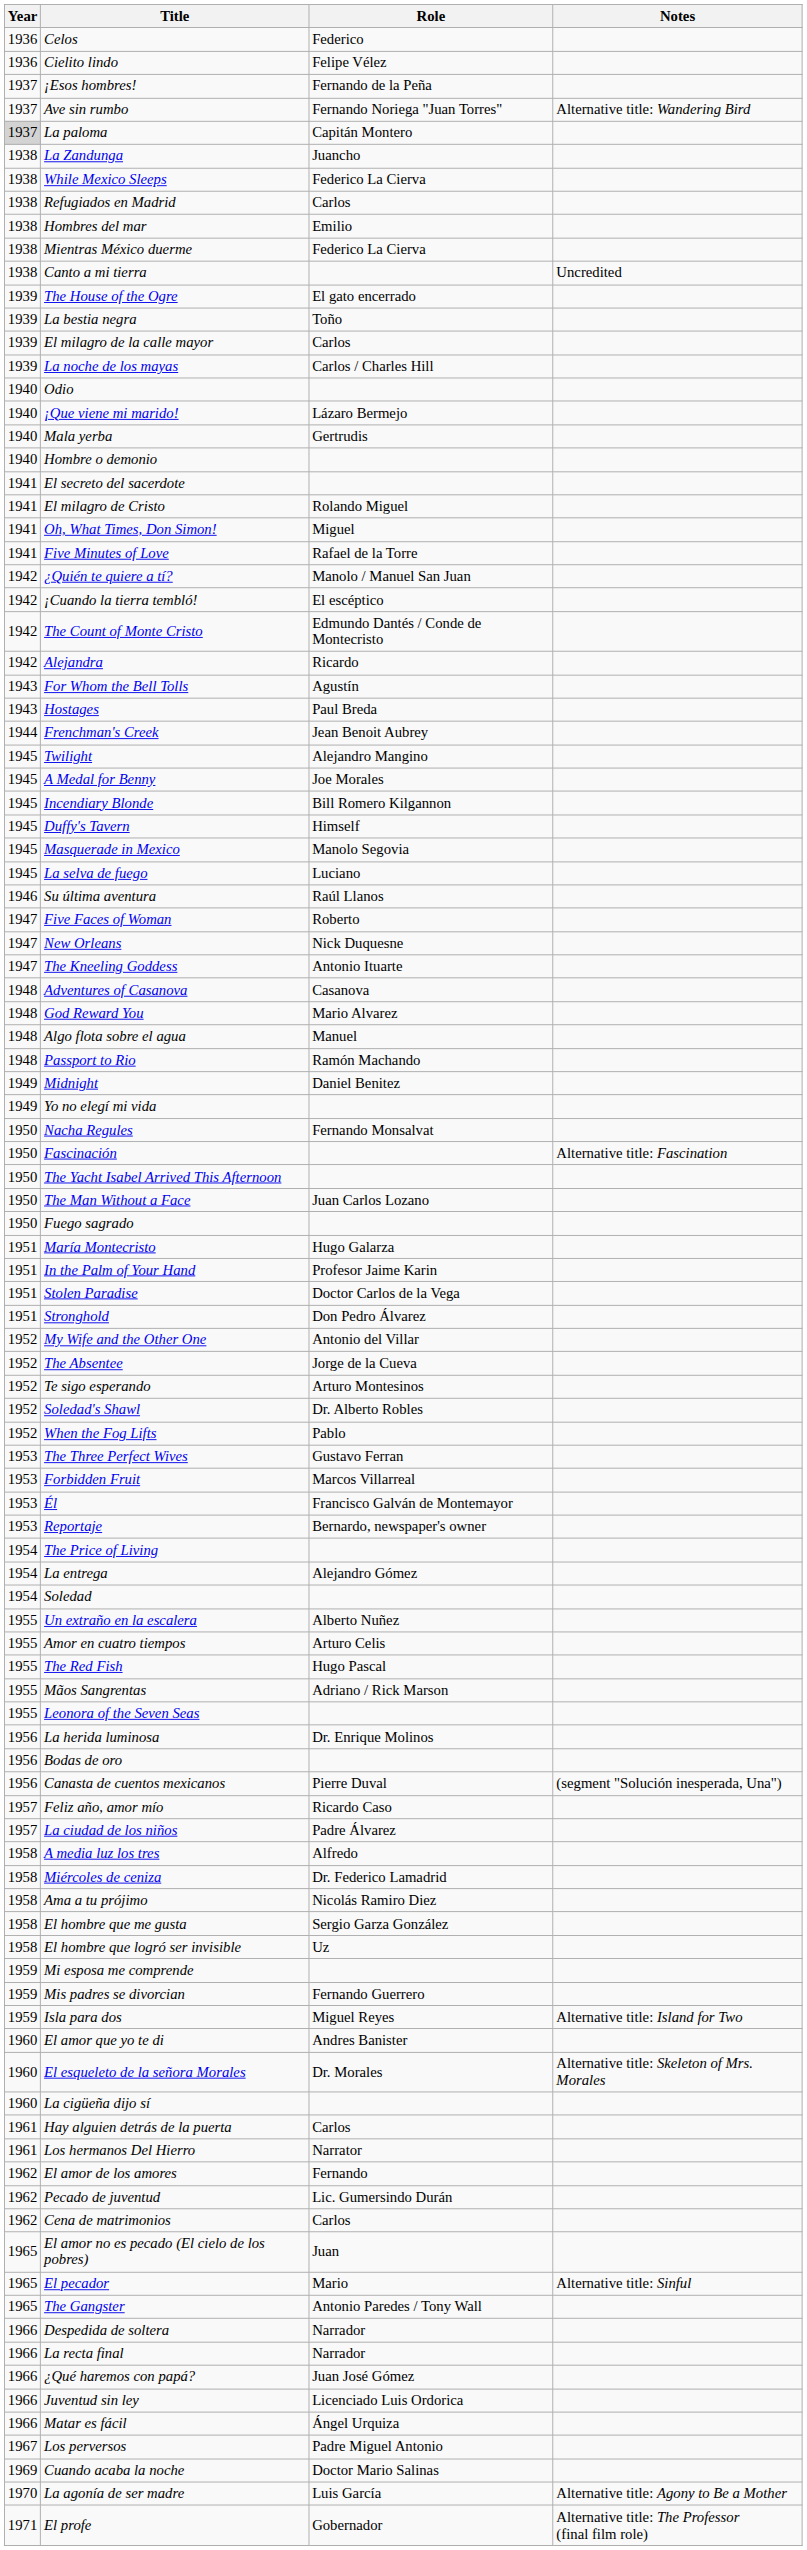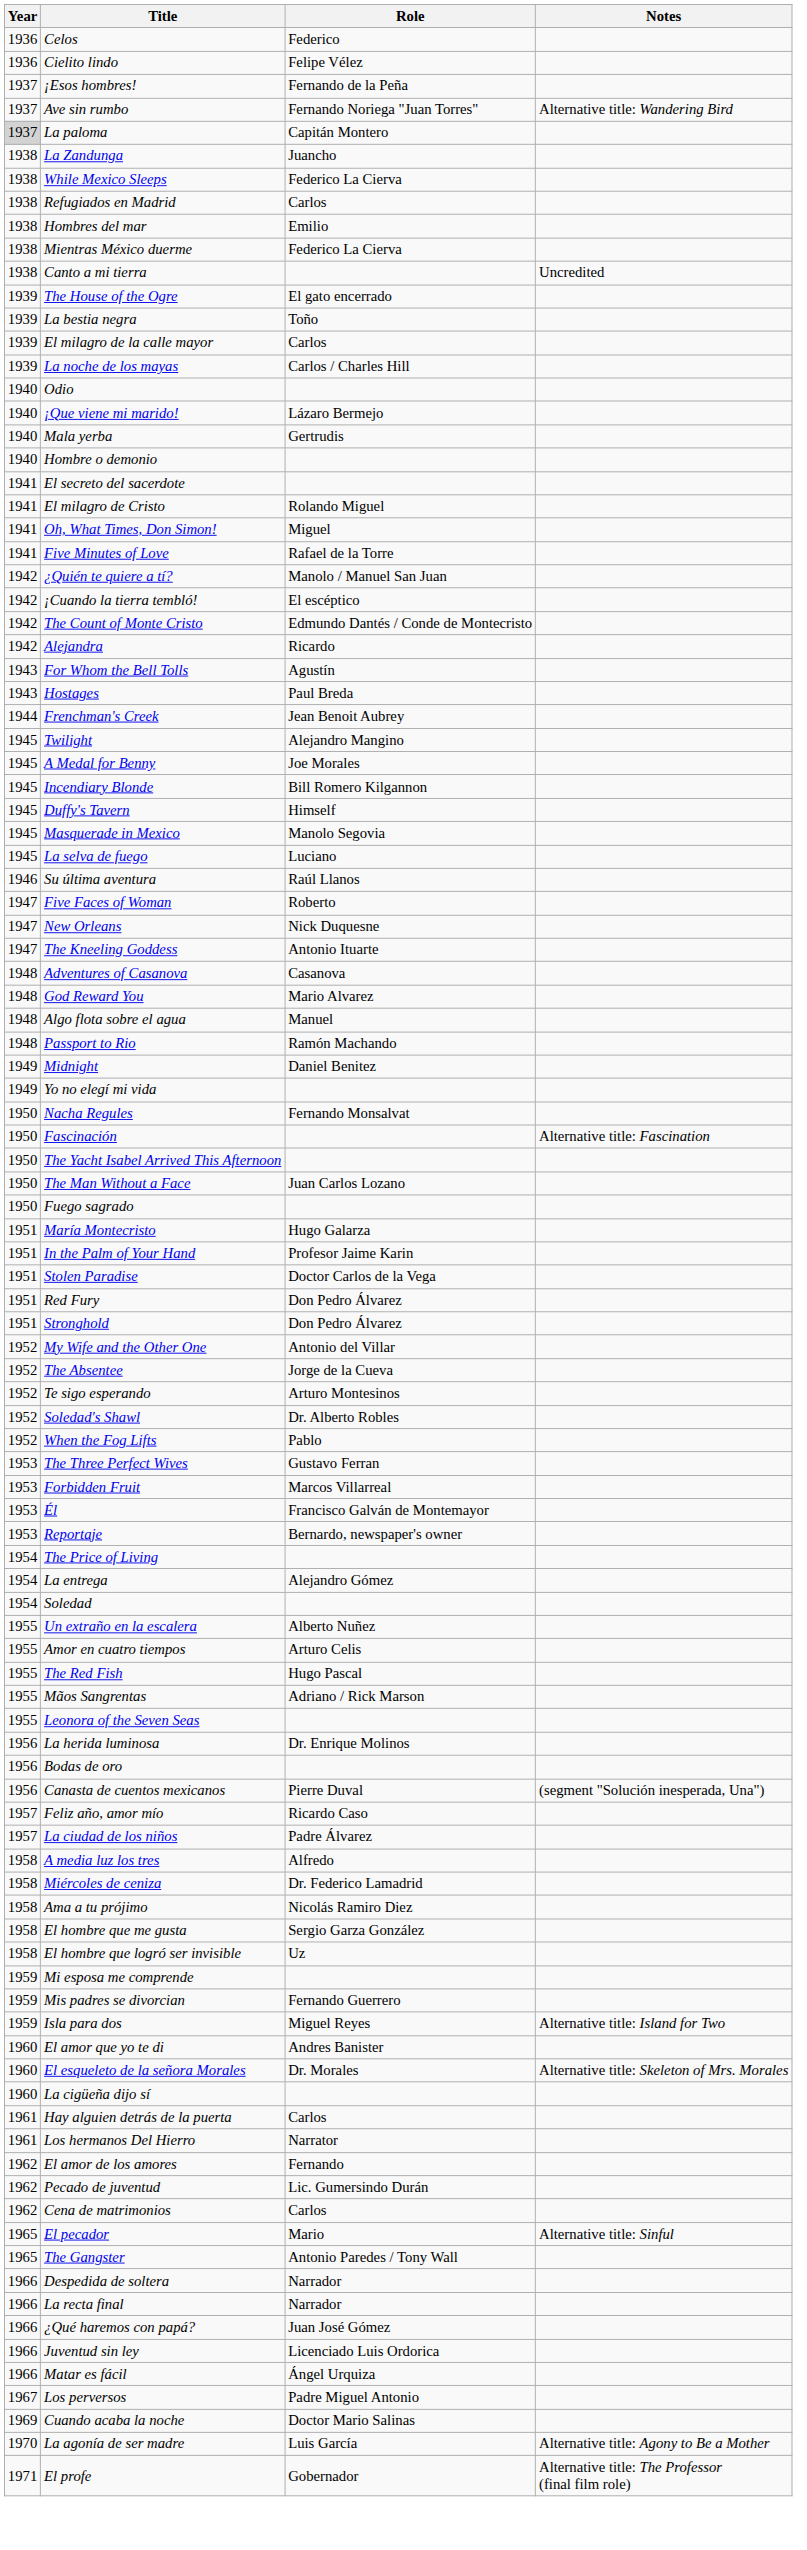+ row: (72, 1300)
- row: (154, 2252)
